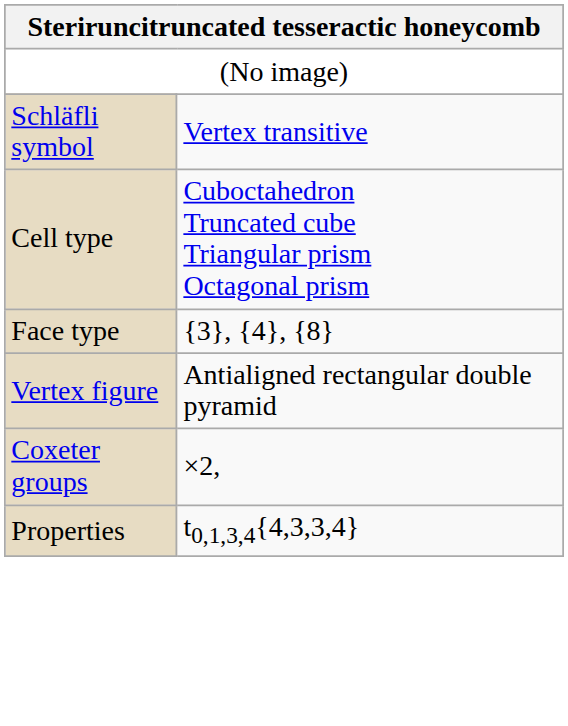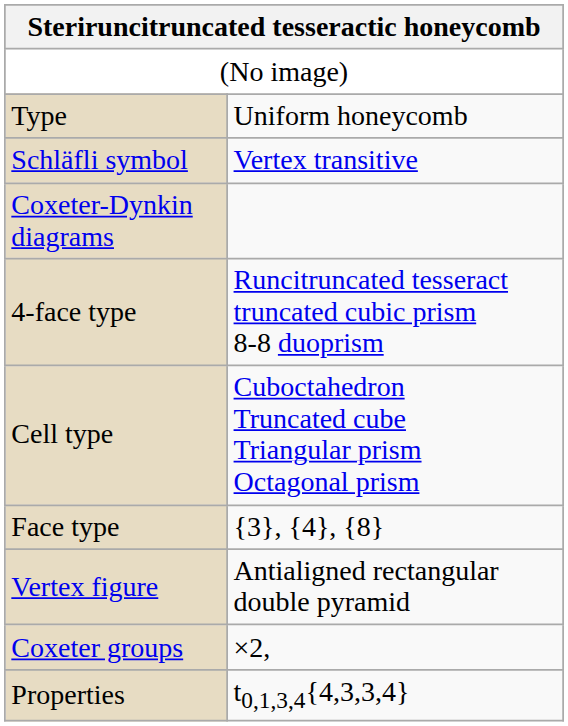+ row: (39, 115)
+ row: (102, 220)
+ row: (74, 311)
